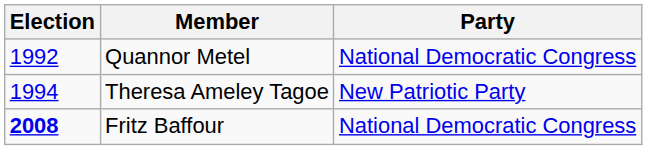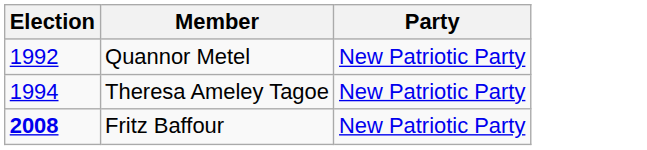(488, 56) National Democratic Congress -> (432, 56) New Patriotic Party
(488, 126) National Democratic Congress -> (432, 126) New Patriotic Party
